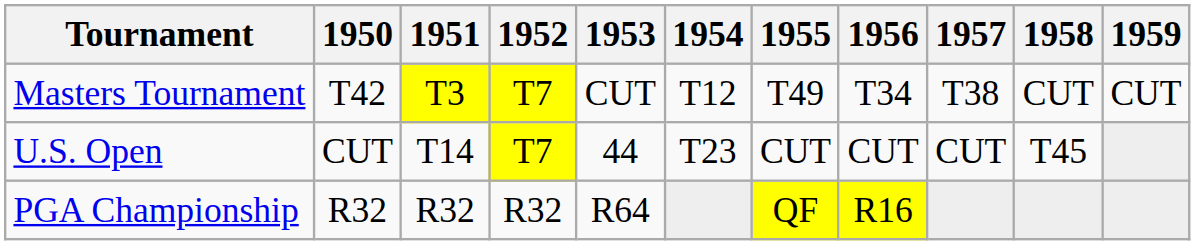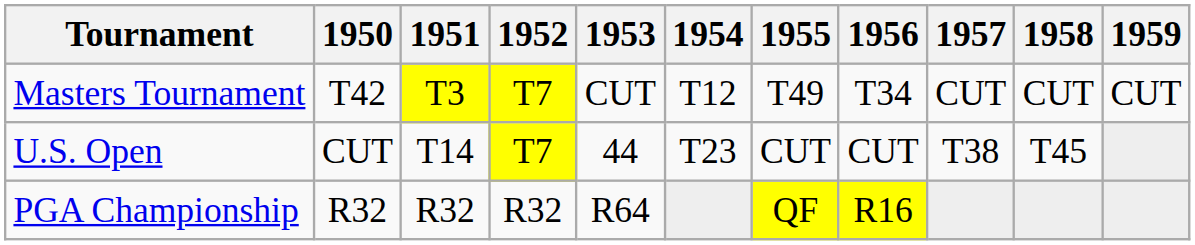(971, 92) T38 -> (971, 92) CUT
(971, 151) CUT -> (971, 151) T38
